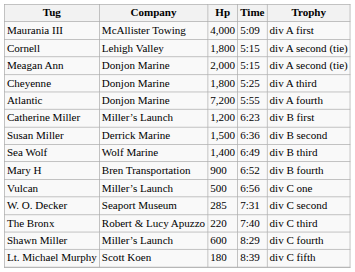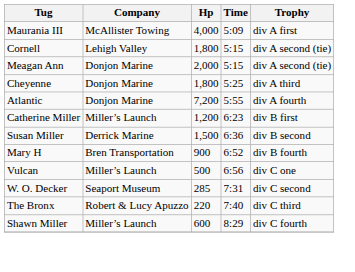- row: (27, 153)
- row: (52, 258)
